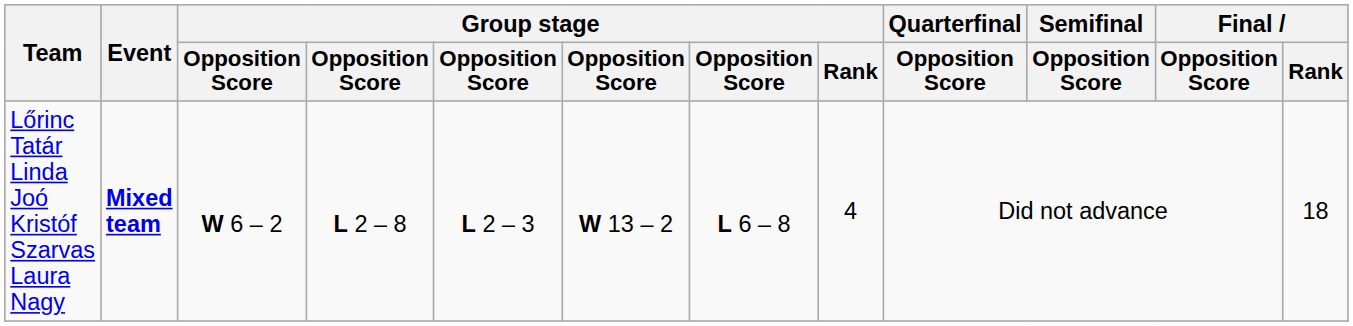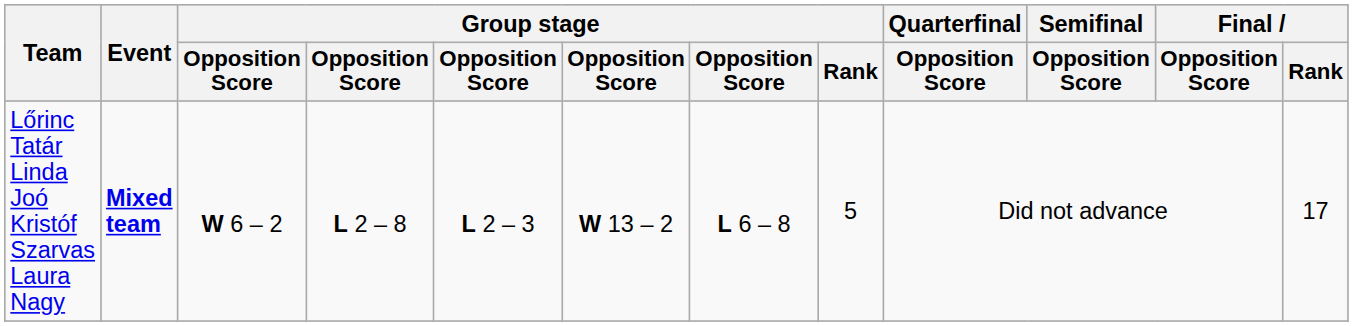(851, 212) 4 -> (851, 212) 5
(1316, 212) 18 -> (1316, 212) 17
